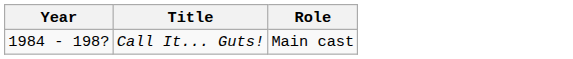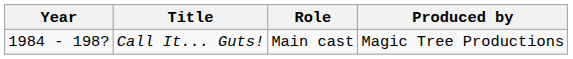+ column: (463, 17)
